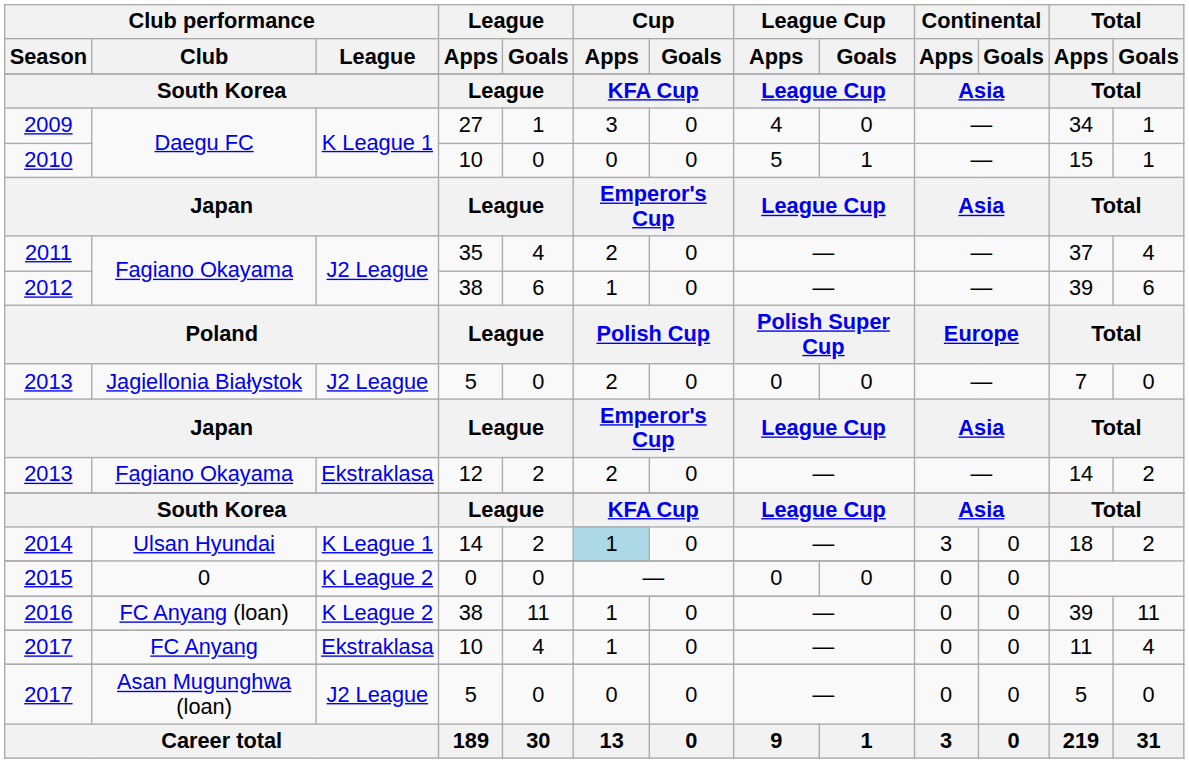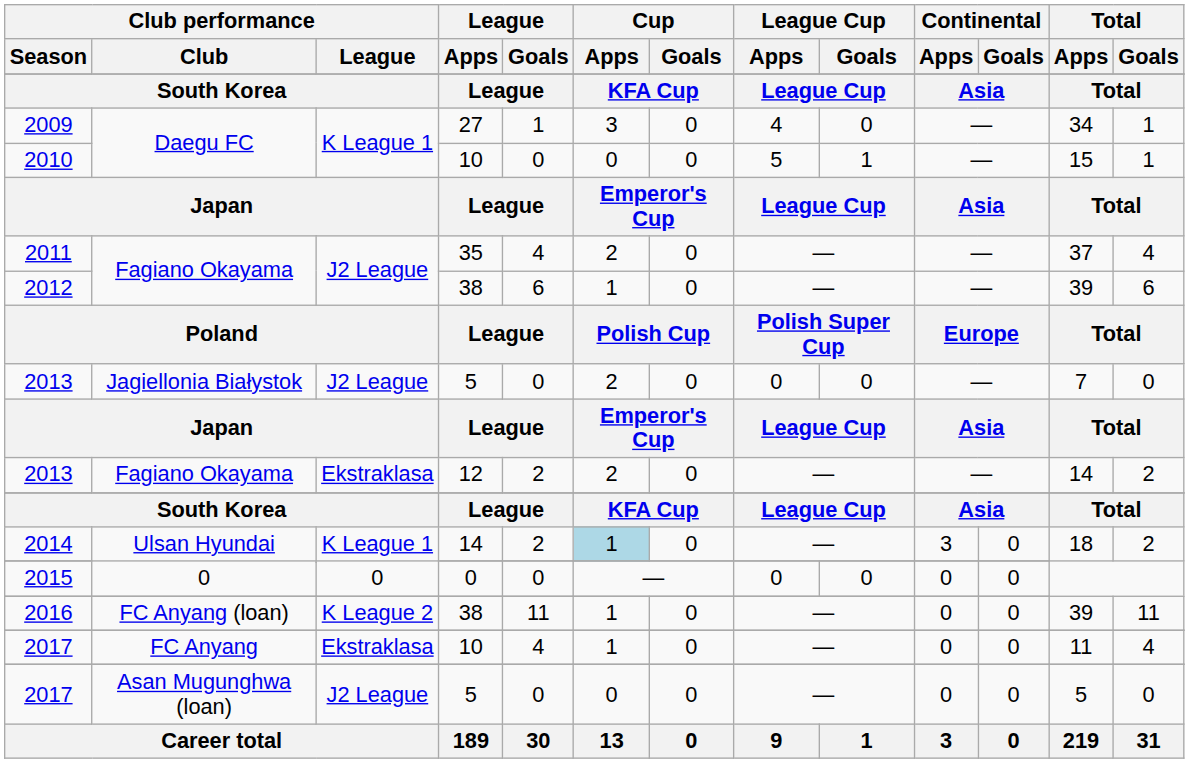(377, 578) K League 2 -> (377, 578) 0
